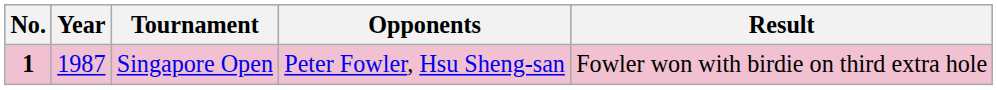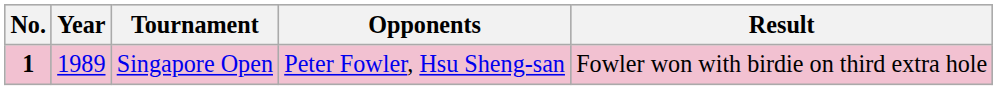(81, 64) 1987 -> (81, 64) 1989
